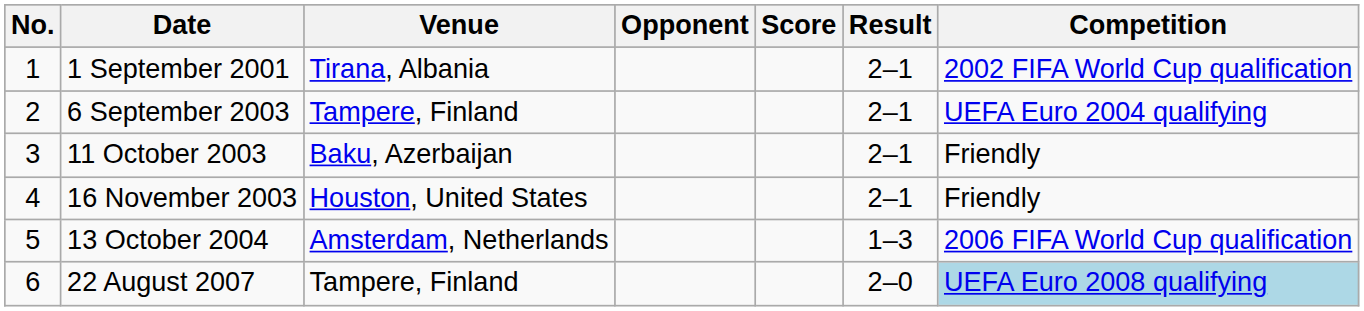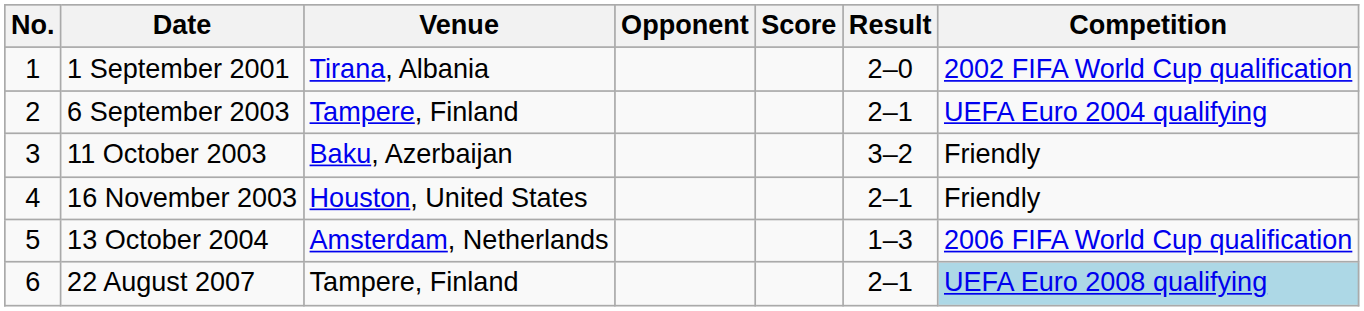(890, 68) 2–1 -> (890, 68) 2–0
(890, 154) 2–1 -> (890, 154) 3–2
(890, 283) 2–0 -> (890, 283) 2–1
